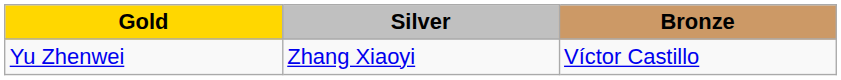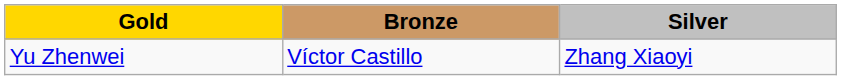columns swapped: (421, 21) <-> (698, 21)
